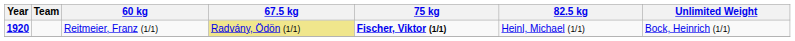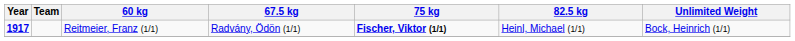(18, 28) 1920 -> (18, 28) 1917
(256, 28) khaki background -> (256, 28) no background
